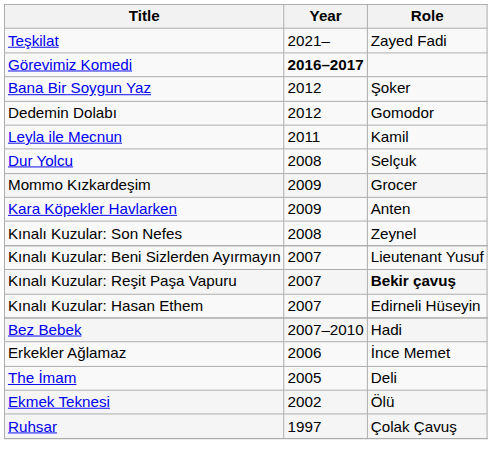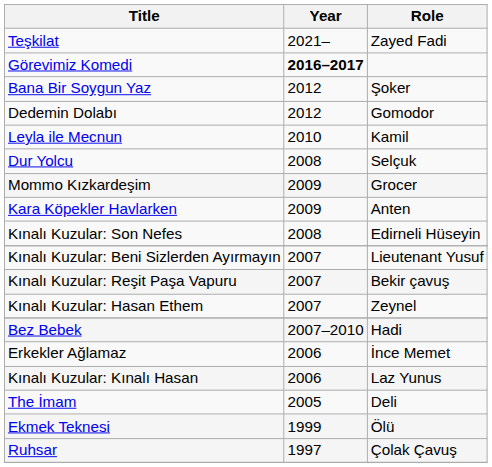(304, 137) 2011 -> (305, 137) 2010
(394, 233) Zeynel -> (426, 233) Edirneli Hüseyin
(413, 281) bold -> (410, 281) normal
(426, 305) Edirneli Hüseyin -> (394, 305) Zeynel
+ row: (103, 378)
(305, 402) 2002 -> (305, 426) 1999
